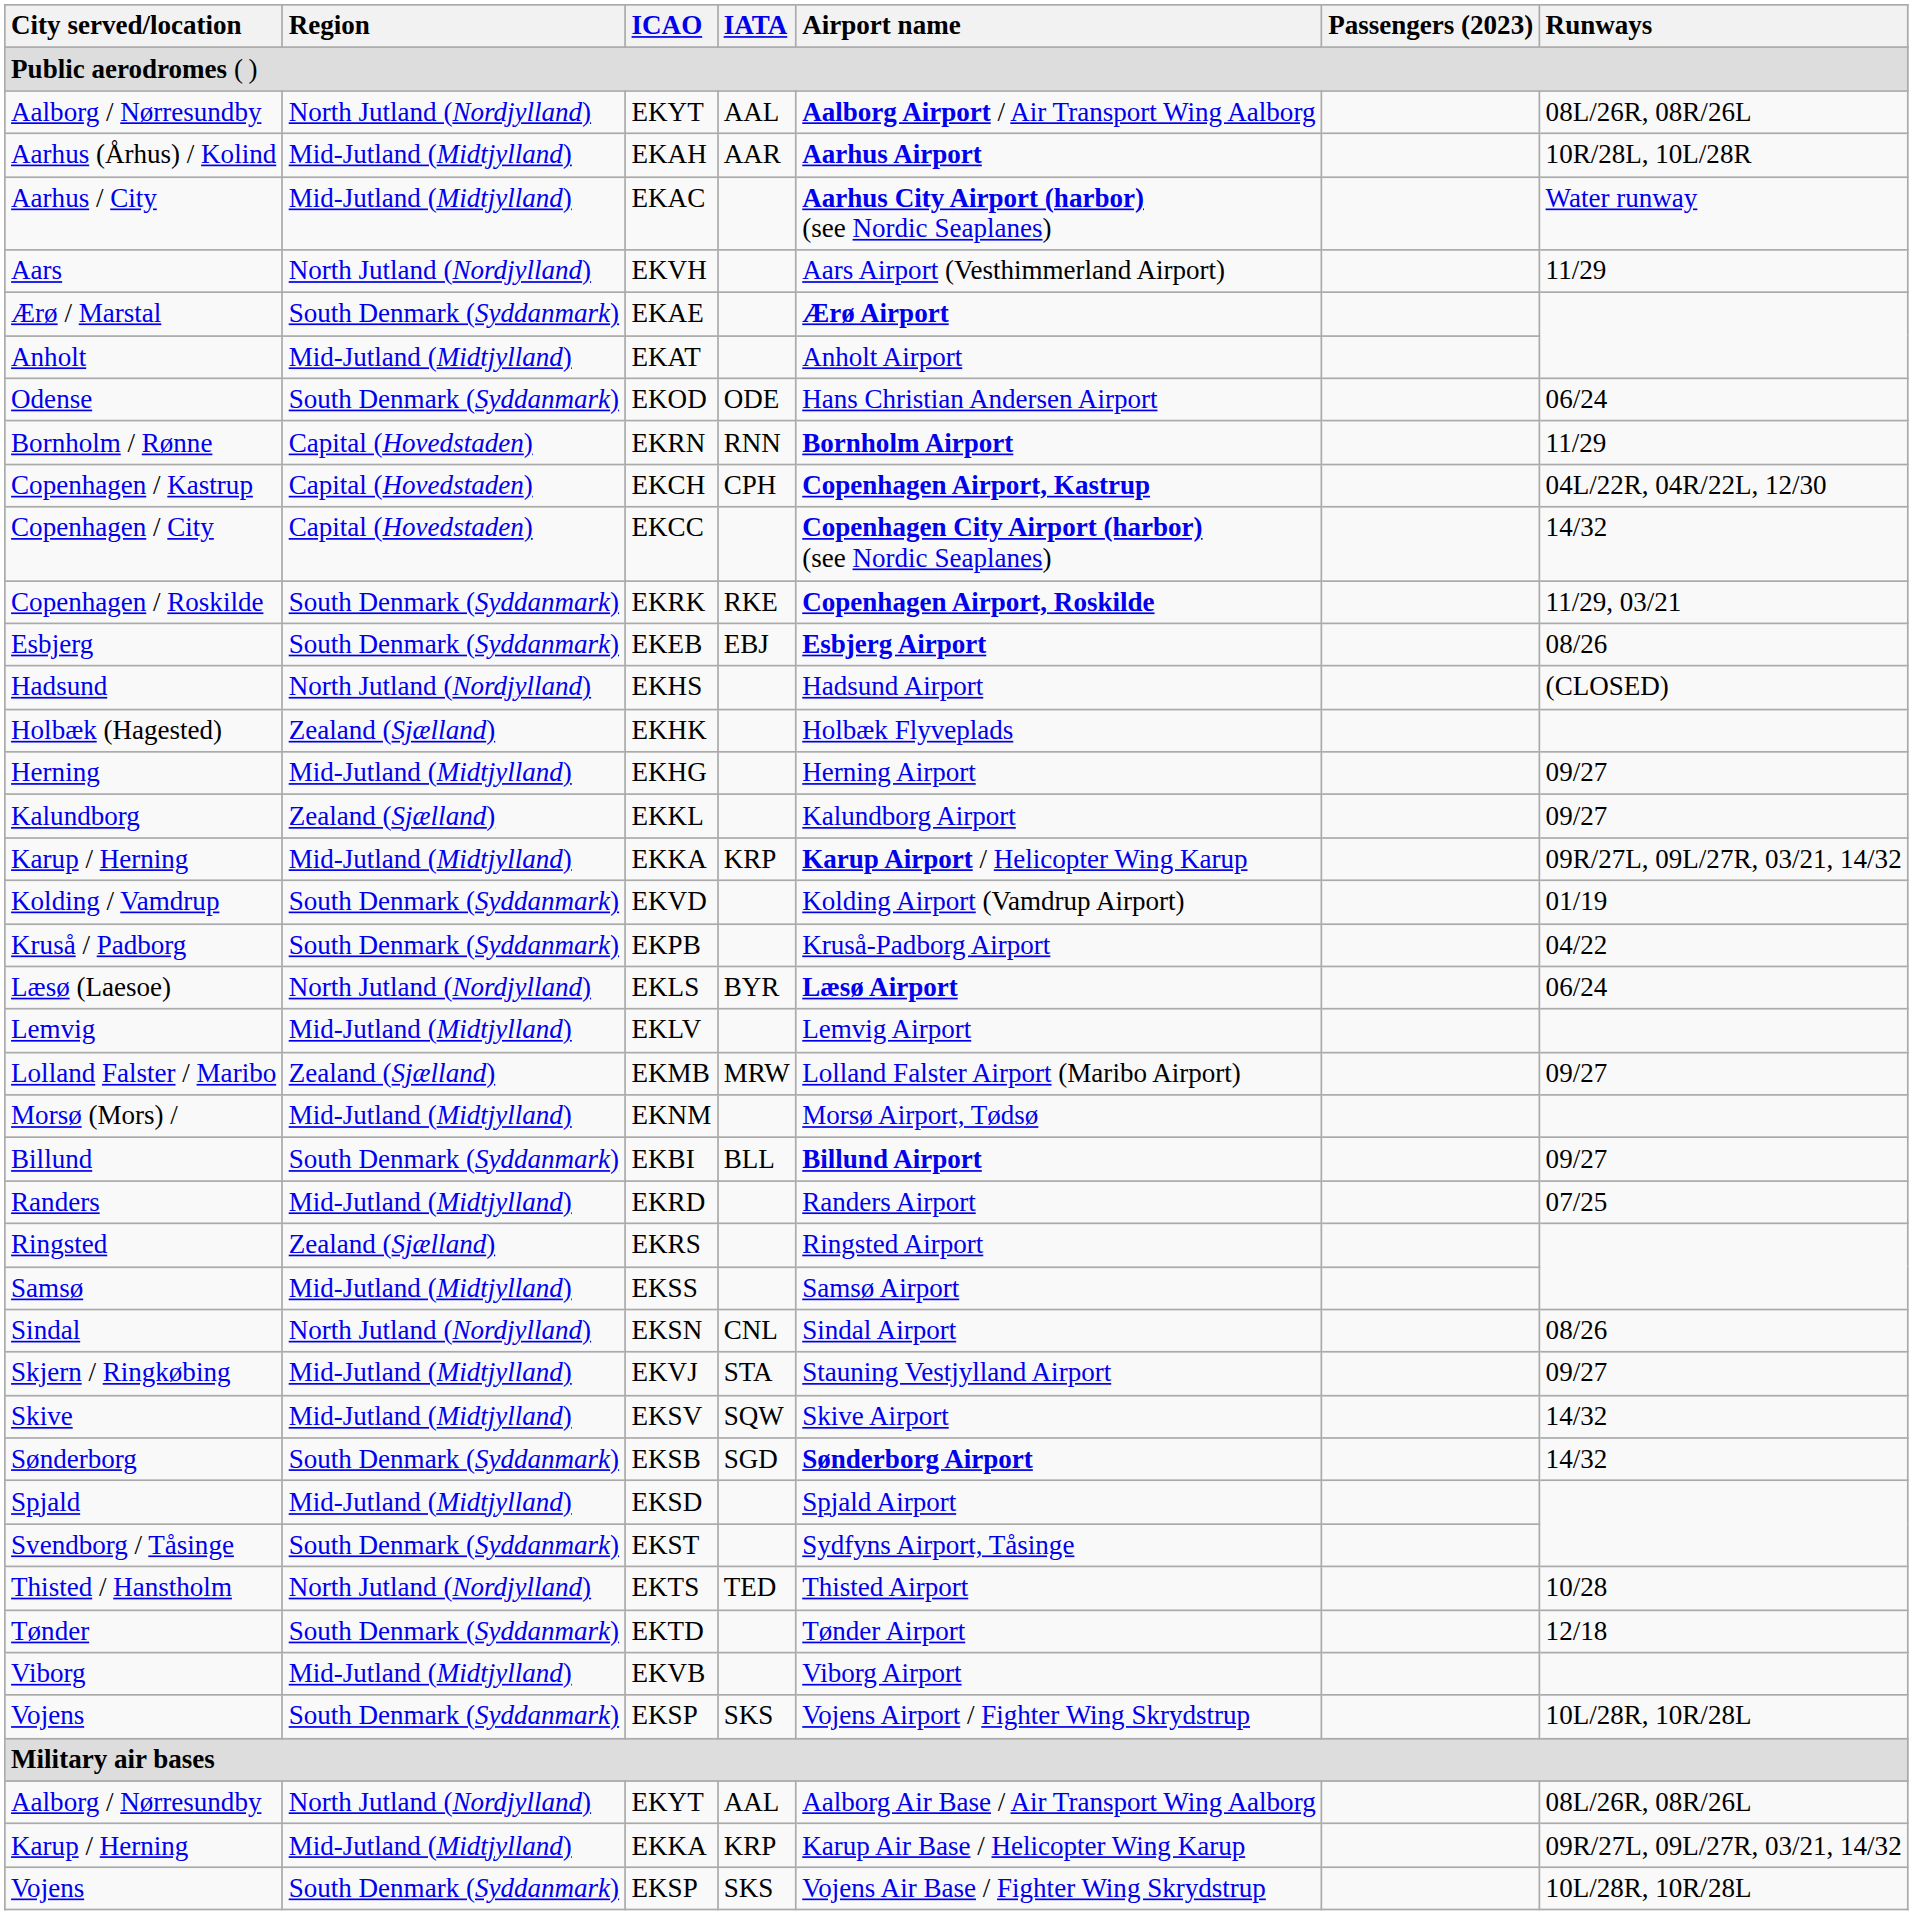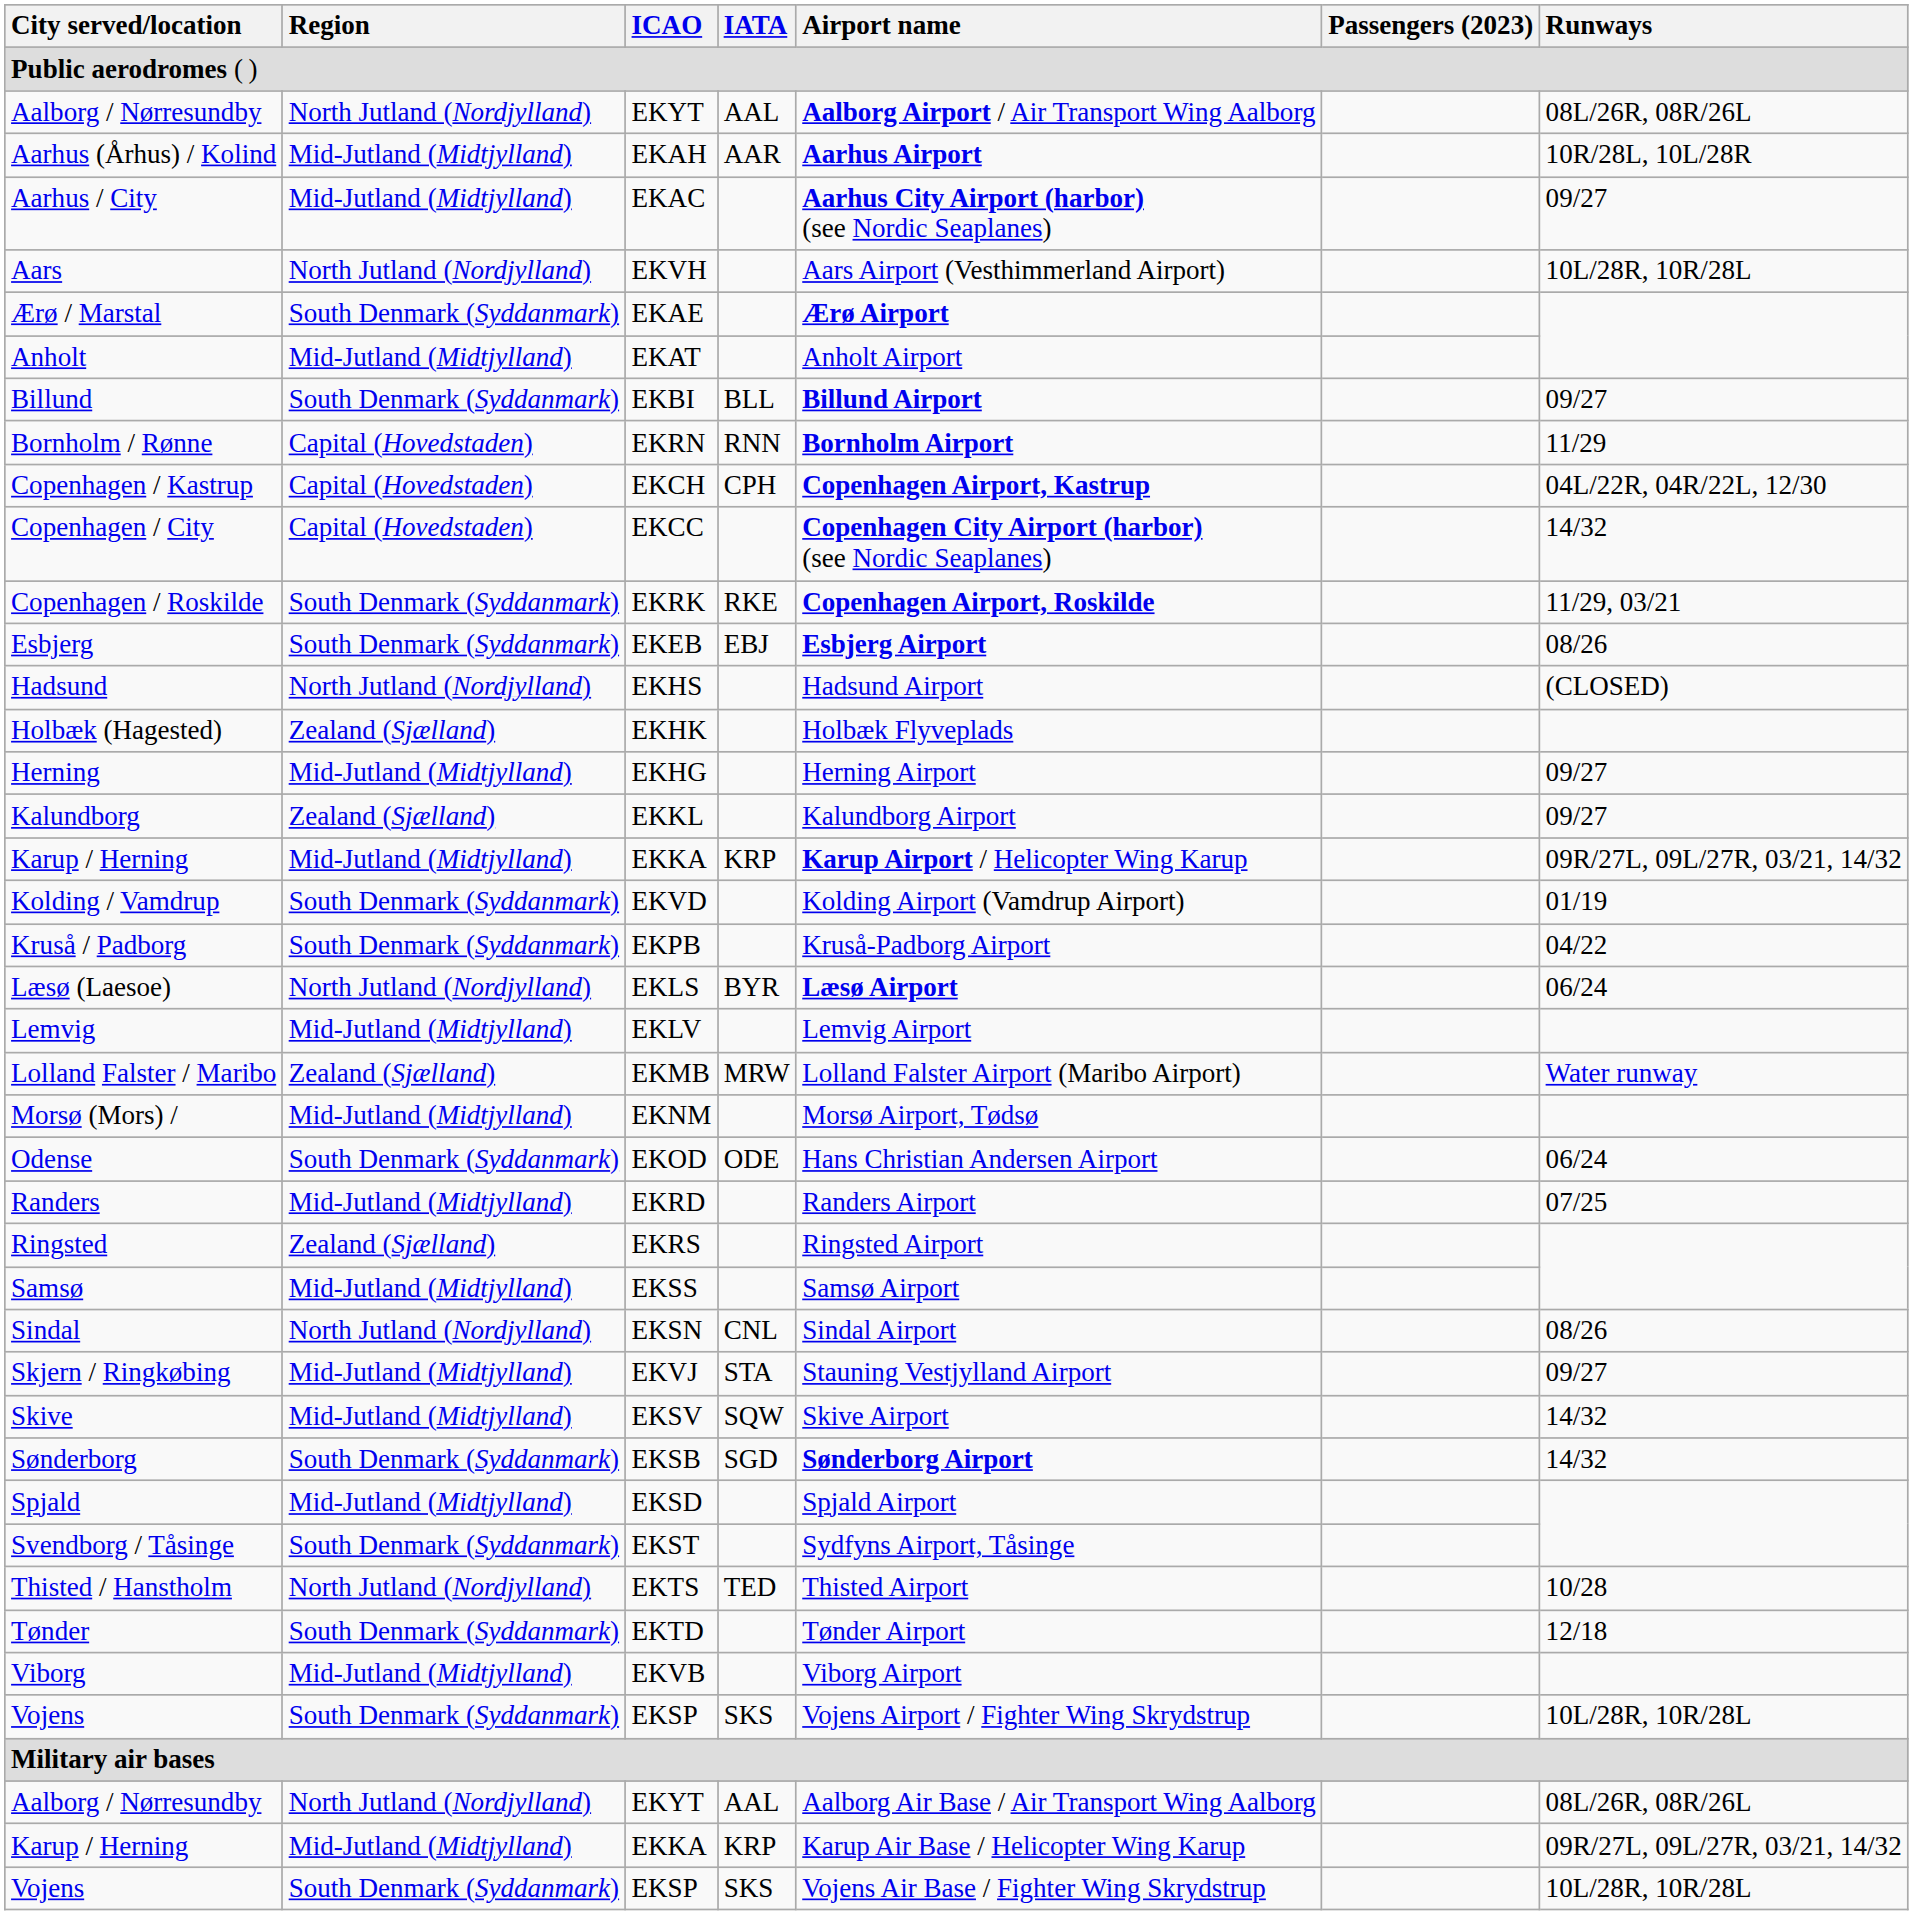(1621, 197) Water runway -> (1576, 197) 09/27
(1576, 270) 11/29 -> (1649, 270) 10L/28R, 10R/28L
rows swapped: (52, 1158) <-> (52, 399)
(1576, 1073) 09/27 -> (1621, 1073) Water runway
